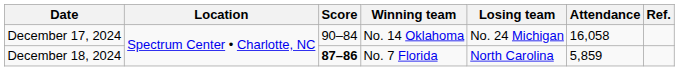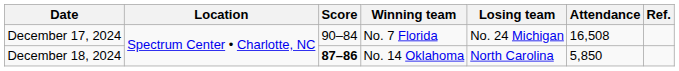(414, 35) No. 14 Oklahoma -> (400, 35) No. 7 Florida
(590, 35) 16,058 -> (590, 35) 16,508
(400, 55) No. 7 Florida -> (414, 55) No. 14 Oklahoma
(586, 55) 5,859 -> (586, 55) 5,850
